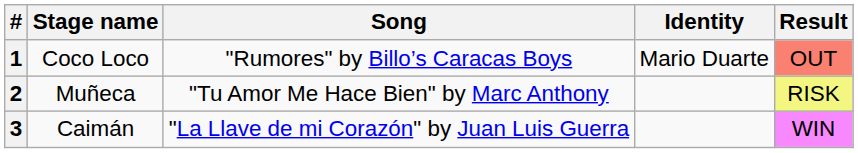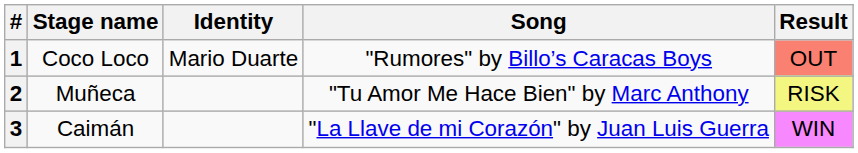columns swapped: (399, 22) <-> (704, 22)
